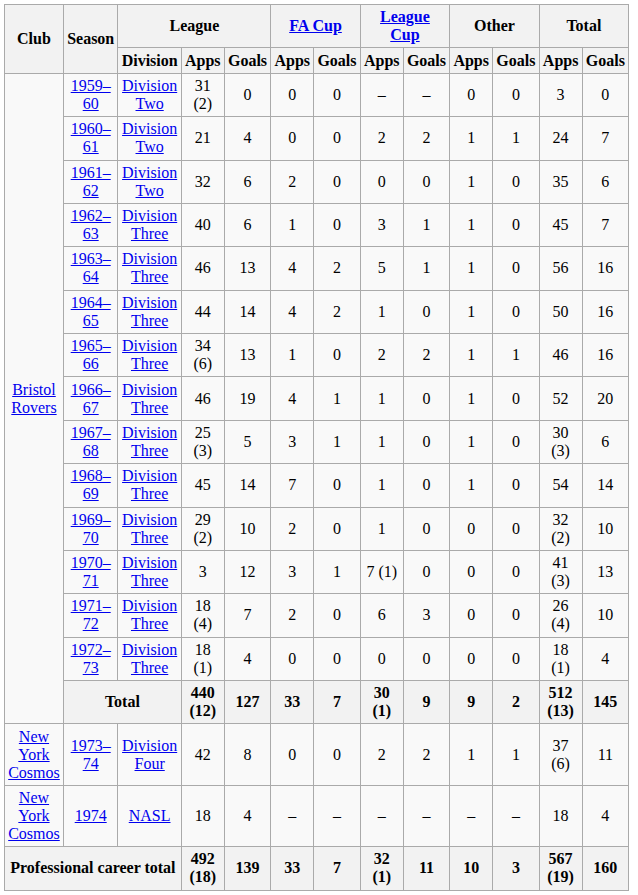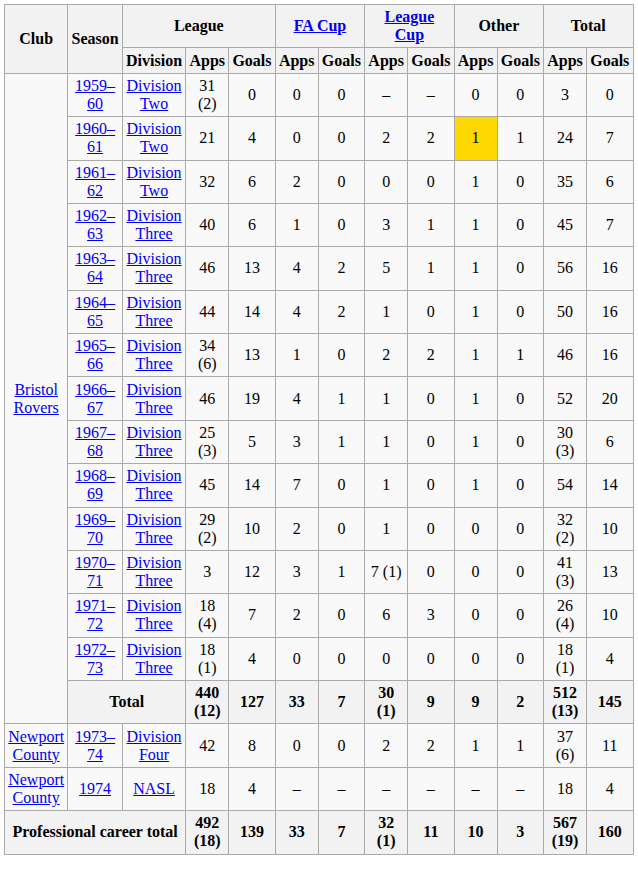(471, 138) no background -> (476, 138) gold background
(34, 754) New York Cosmos -> (36, 745) Newport County
(34, 815) New York Cosmos -> (36, 788) Newport County
